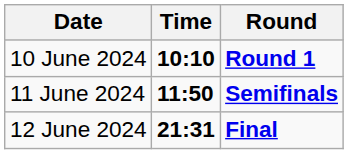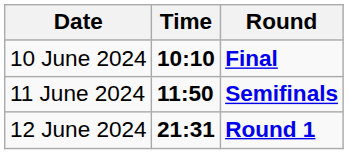(270, 58) Round 1 -> (251, 58) Final
(251, 129) Final -> (270, 129) Round 1
